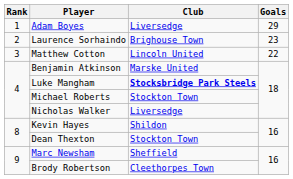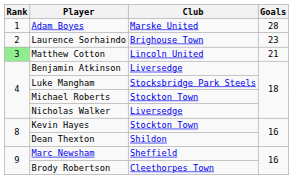(156, 26) Liversedge -> (164, 26) Marske United
(273, 26) 29 -> (273, 26) 28
(17, 54) no background -> (17, 54) lightgreen background
(273, 54) 22 -> (273, 54) 21
(164, 68) Marske United -> (156, 68) Liversedge
(193, 82) bold -> (193, 82) normal
(148, 125) Shildon -> (164, 125) Stockton Town
(164, 139) Stockton Town -> (148, 139) Shildon
